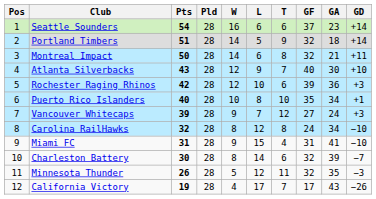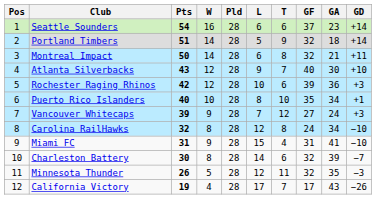columns swapped: (209, 12) <-> (234, 12)
